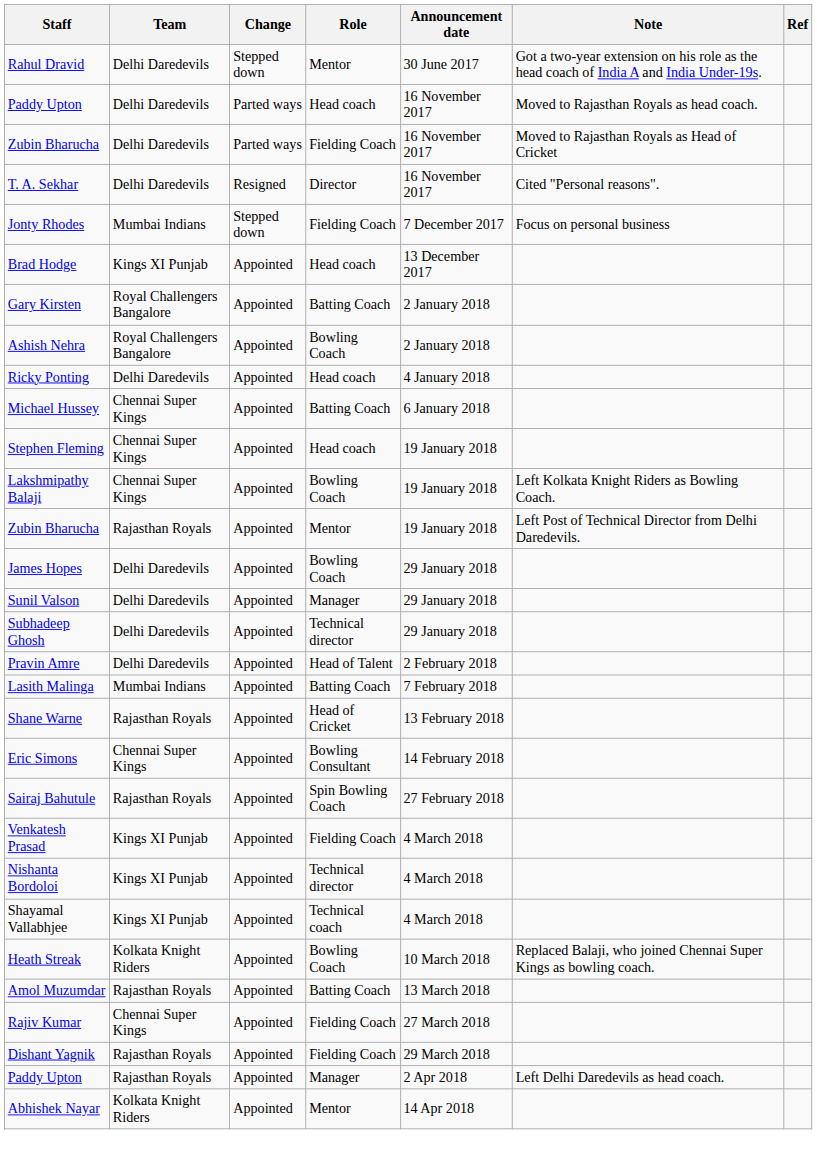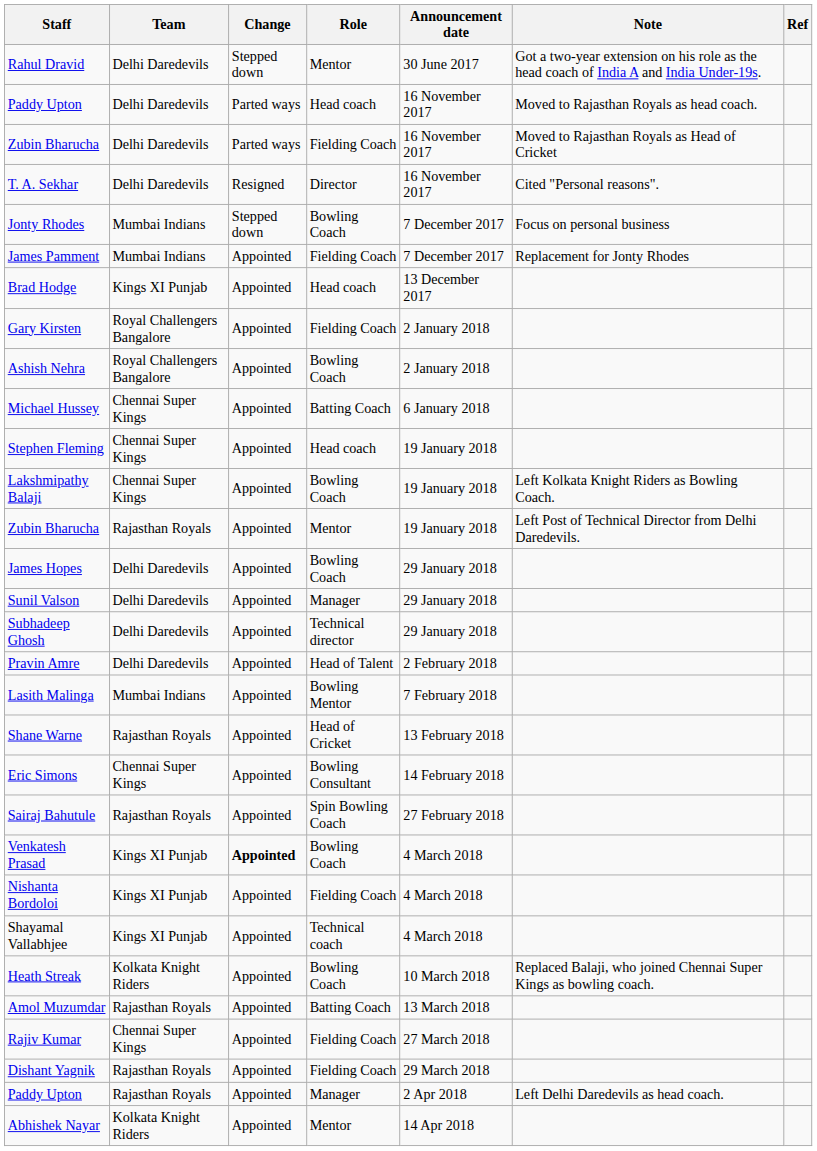(353, 224) Fielding Coach -> (334, 224) Bowling Coach
+ row: (53, 256)
(350, 305) Batting Coach -> (353, 328) Fielding Coach
- row: (48, 376)
(350, 686) Batting Coach -> (334, 695) Bowling Mentor
(263, 838) normal -> (264, 855) bold
(353, 838) Fielding Coach -> (334, 855) Bowling Coach
(337, 878) Technical director -> (353, 895) Fielding Coach
